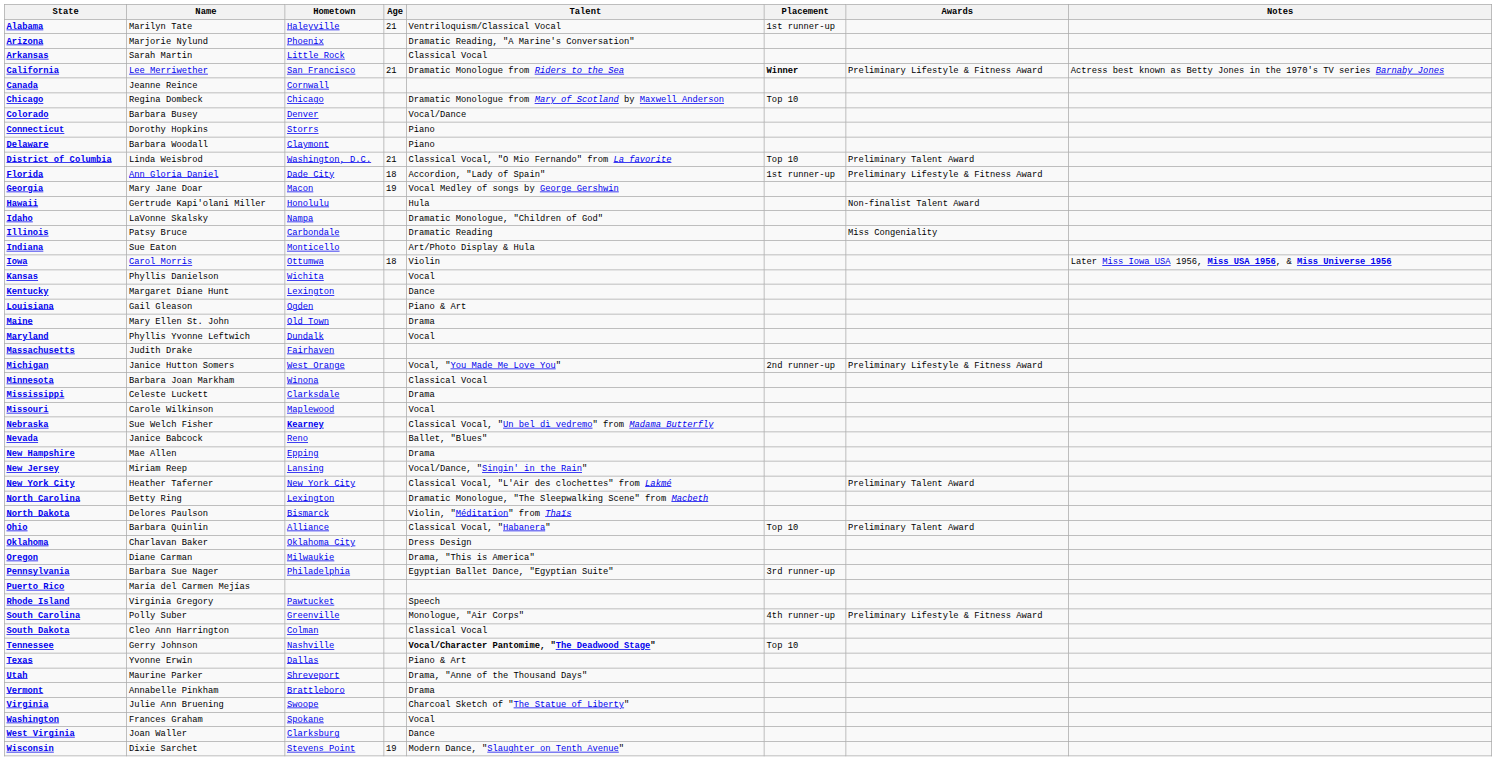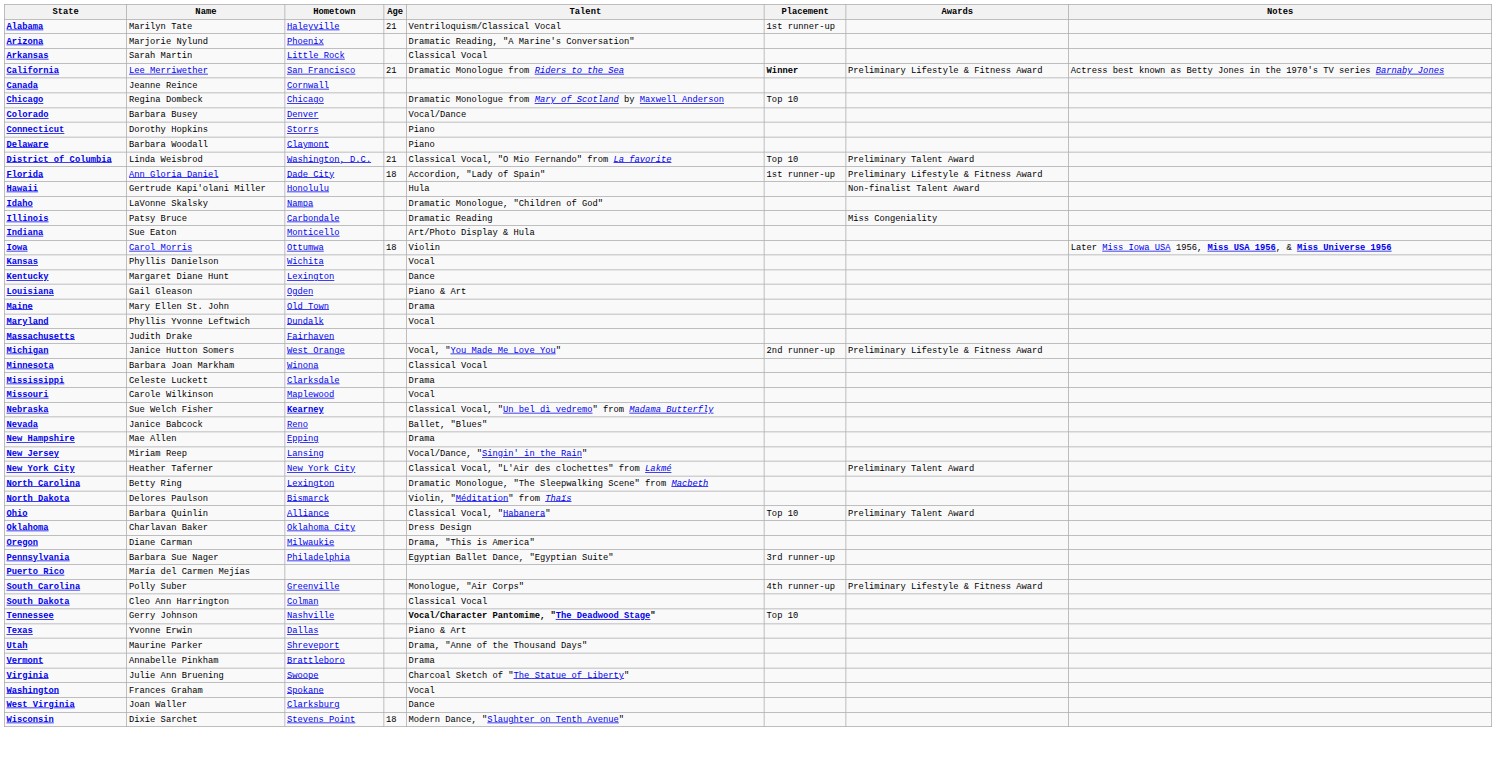- row: (25, 188)
- row: (38, 601)
(391, 749) 19 -> (391, 719) 18
